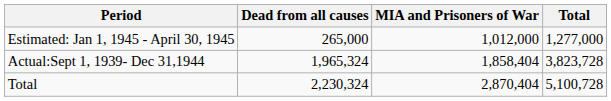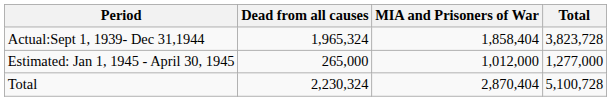rows swapped: (106, 61) <-> (121, 38)
